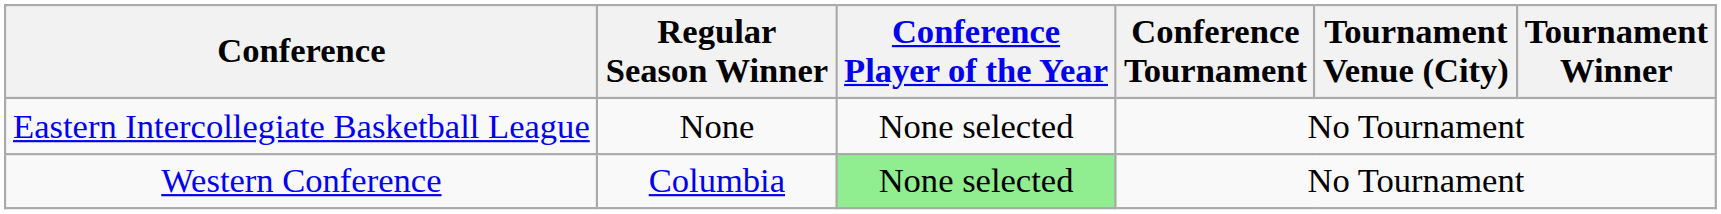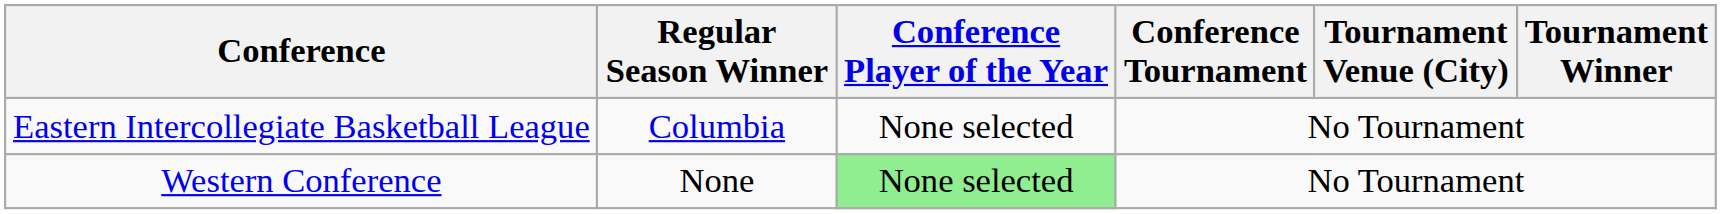(717, 125) None -> (717, 125) Columbia
(717, 180) Columbia -> (717, 180) None
